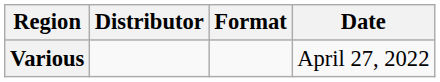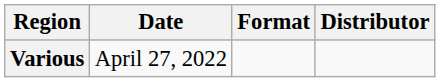columns swapped: (363, 22) <-> (149, 22)
